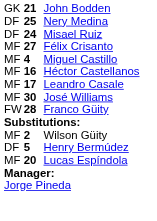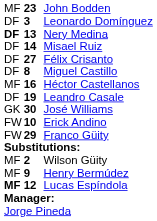(12, 8) GK -> (12, 8) MF
(30, 8) 21 -> (30, 8) 23
+ row: (98, 21)
(12, 21) normal -> (12, 34) bold
(30, 21) 25 -> (30, 34) 13
(30, 34) 24 -> (30, 46) 14
(12, 46) MF -> (12, 59) DF
(12, 59) MF -> (12, 72) DF
(27, 59) 4 -> (27, 72) 8
(12, 84) MF -> (12, 97) DF
(30, 84) 17 -> (30, 97) 19
(12, 97) MF -> (12, 109) GK
+ row: (75, 122)
(30, 109) 28 -> (30, 135) 29
(12, 147) DF -> (12, 173) MF
(27, 147) 5 -> (27, 173) 9
(12, 160) normal -> (12, 185) bold
(30, 160) 20 -> (30, 185) 12
